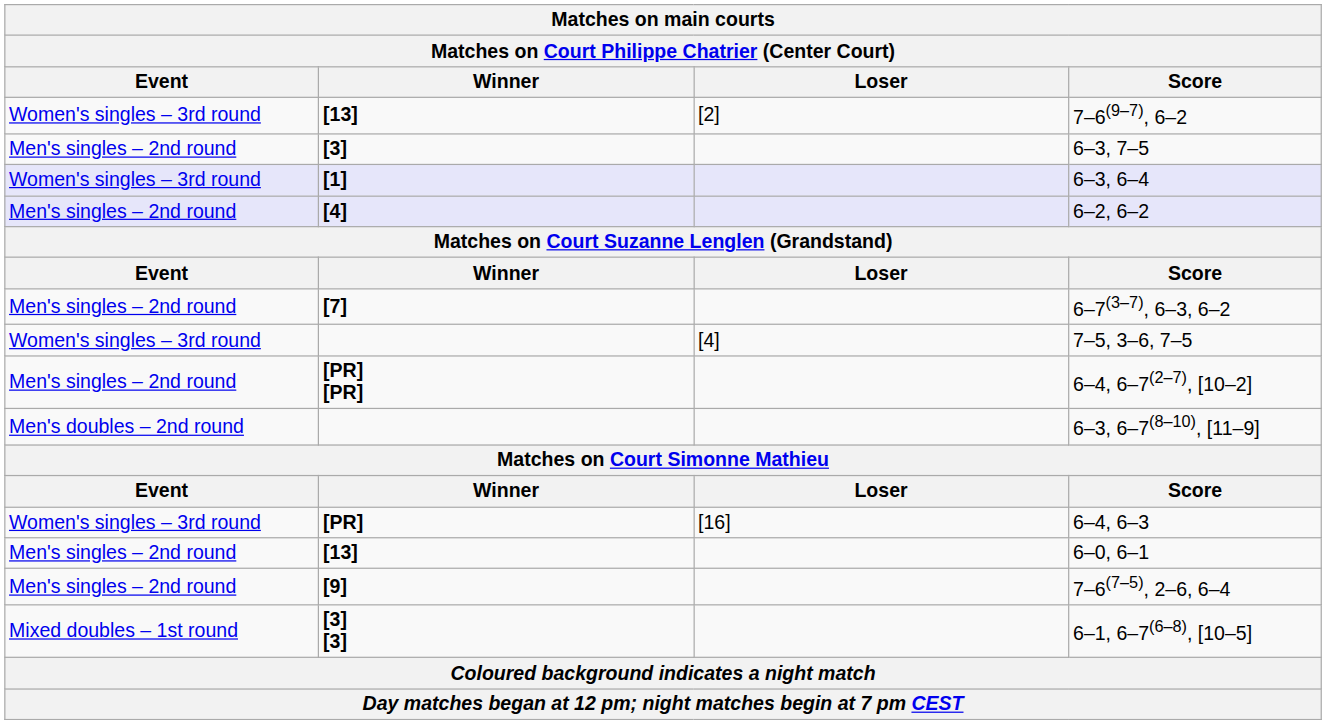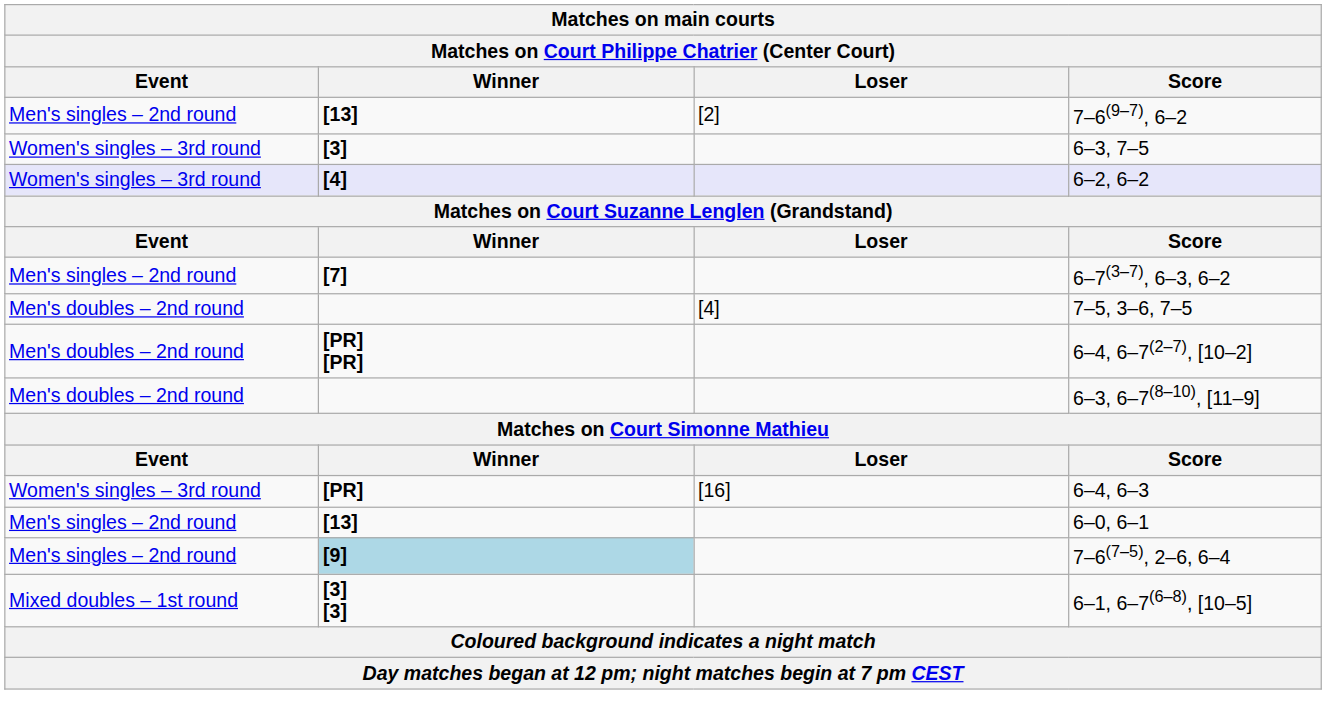(135, 115) Women's singles – 3rd round -> (123, 115) Men's singles – 2nd round
(123, 149) Men's singles – 2nd round -> (135, 149) Women's singles – 3rd round
- row: (1111, 180)
(123, 211) Men's singles – 2nd round -> (135, 180) Women's singles – 3rd round
(135, 340) Women's singles – 3rd round -> (126, 309) Men's doubles – 2nd round
(123, 382) Men's singles – 2nd round -> (126, 351) Men's doubles – 2nd round
(335, 586) no background -> (335, 555) lightblue background
